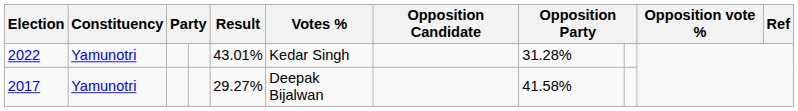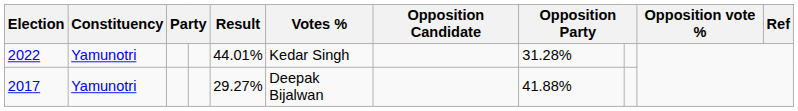(238, 55) 43.01% -> (238, 55) 44.01%
(547, 86) 41.58% -> (547, 86) 41.88%
